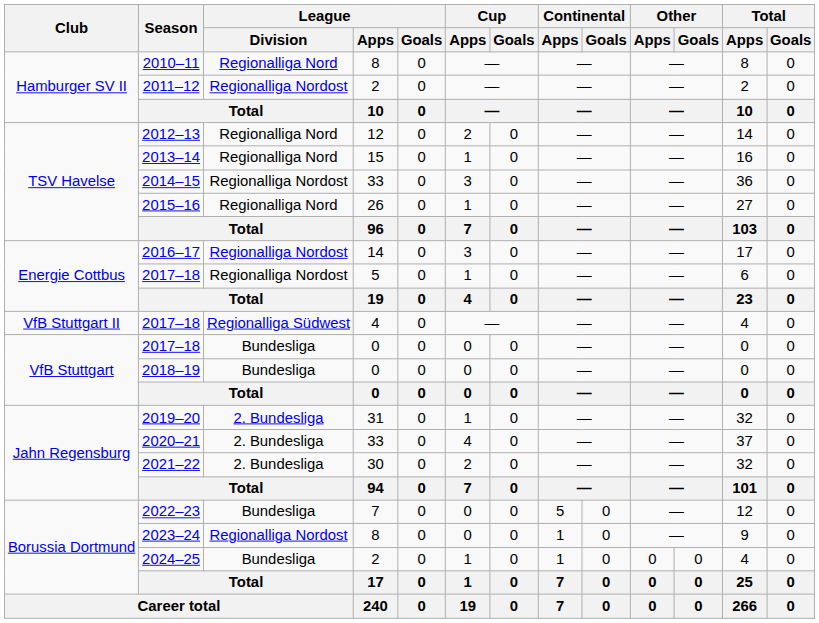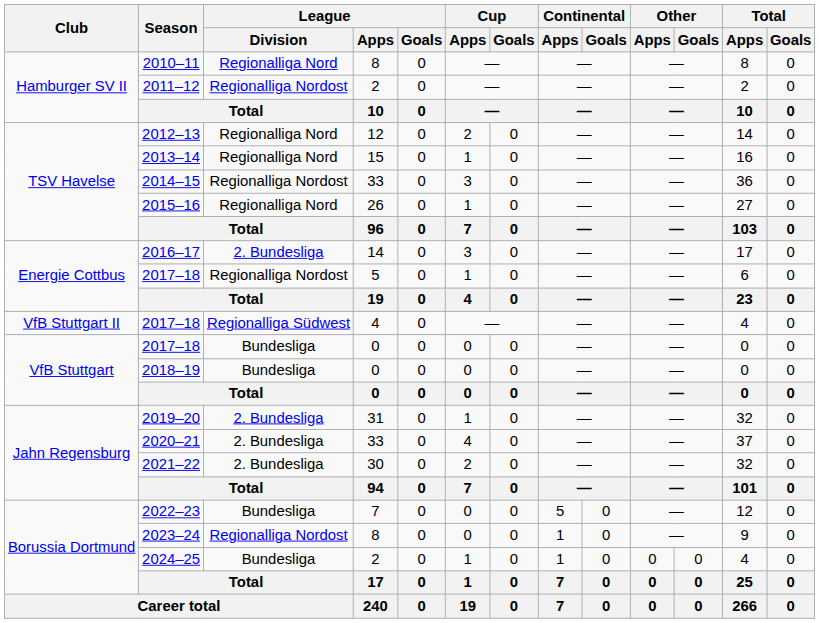(278, 252) Regionalliga Nordost -> (278, 252) 2. Bundesliga
